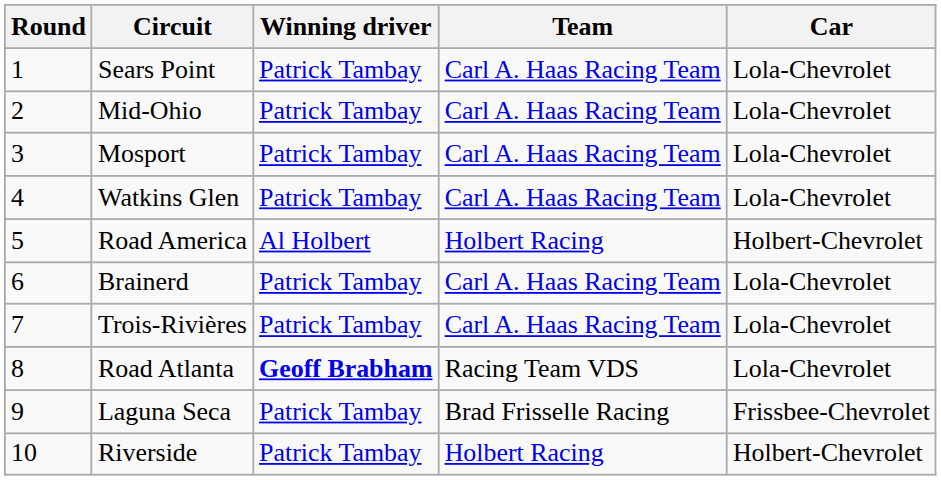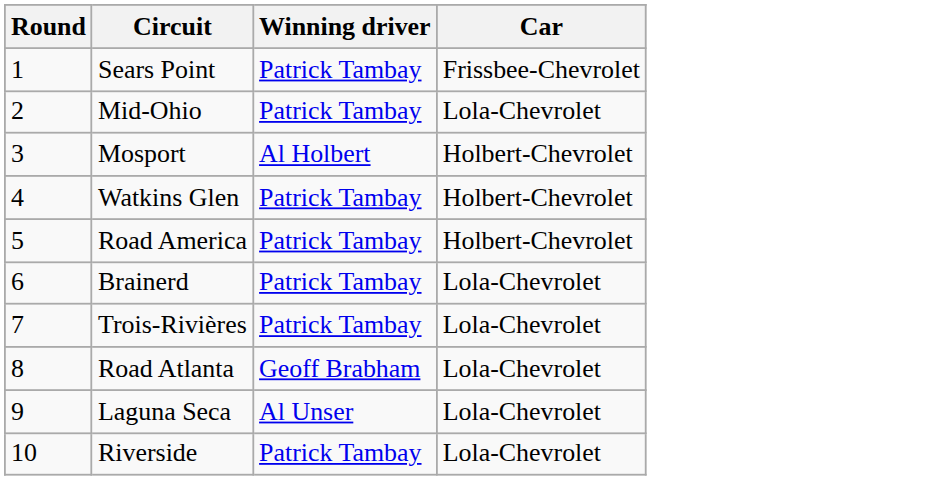- column: (583, 26)
(812, 69) Lola-Chevrolet -> (541, 69) Frissbee-Chevrolet
(340, 154) Patrick Tambay -> (315, 154) Al Holbert
(812, 154) Lola-Chevrolet -> (538, 154) Holbert-Chevrolet
(812, 197) Lola-Chevrolet -> (538, 197) Holbert-Chevrolet
(315, 240) Al Holbert -> (340, 240) Patrick Tambay
(346, 368) bold -> (340, 368) normal
(340, 411) Patrick Tambay -> (306, 411) Al Unser
(831, 411) Frissbee-Chevrolet -> (522, 411) Lola-Chevrolet
(828, 453) Holbert-Chevrolet -> (522, 453) Lola-Chevrolet
